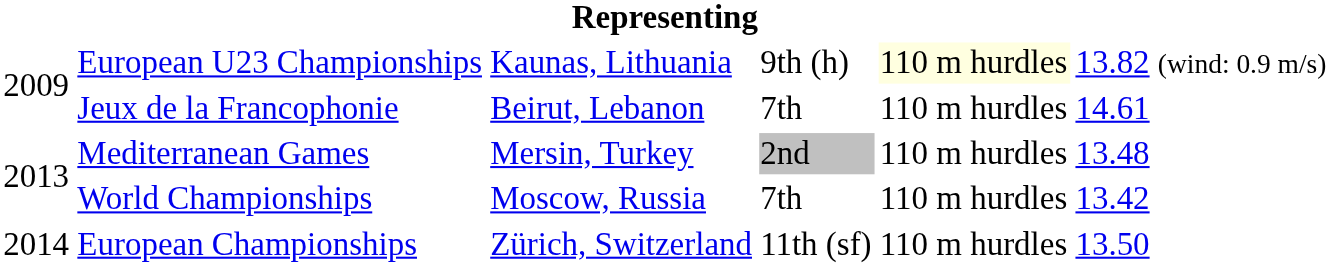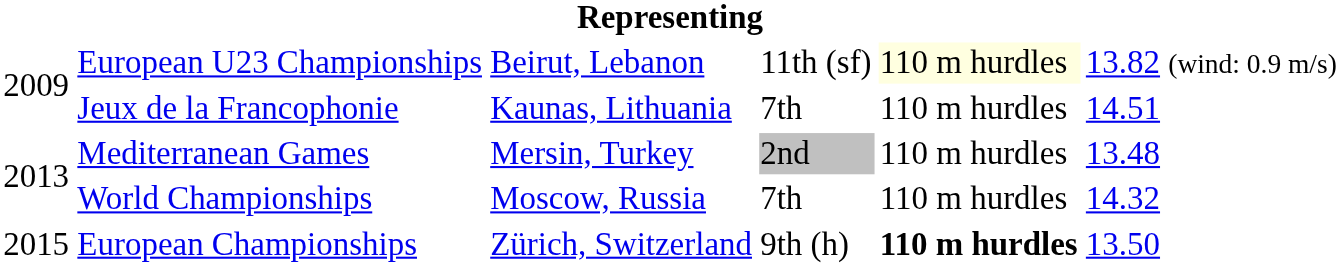(611, 62) Kaunas, Lithuania -> (597, 62) Beirut, Lebanon
(805, 62) 9th (h) -> (816, 62) 11th (sf)
(597, 107) Beirut, Lebanon -> (611, 107) Kaunas, Lithuania
(1113, 107) 14.61 -> (1123, 107) 14.51
(1113, 198) 13.42 -> (1123, 198) 14.32
(36, 243) 2014 -> (36, 243) 2015
(816, 243) 11th (sf) -> (805, 243) 9th (h)
(974, 243) normal -> (979, 243) bold
